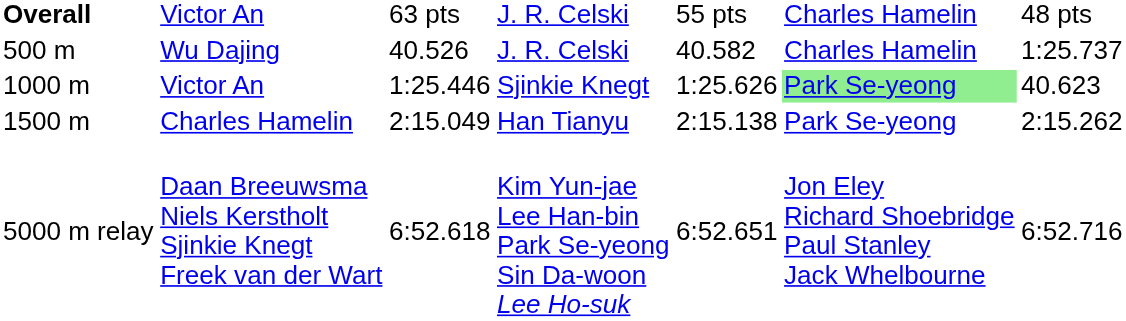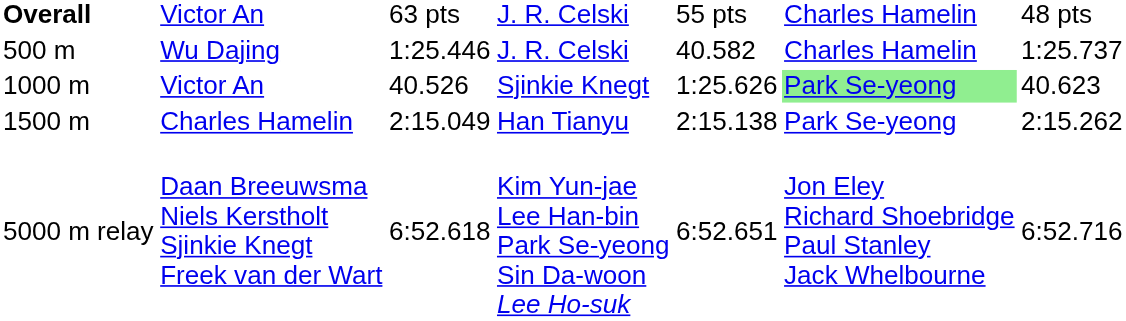(429, 50) 40.526 -> (440, 50) 1:25.446
(440, 85) 1:25.446 -> (429, 85) 40.526
